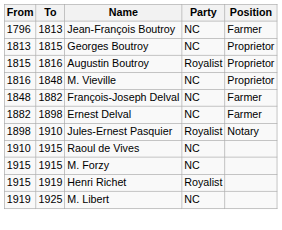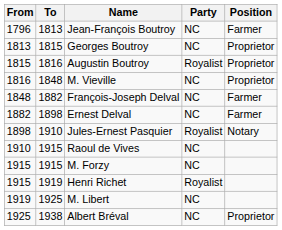+ row: (98, 217)
